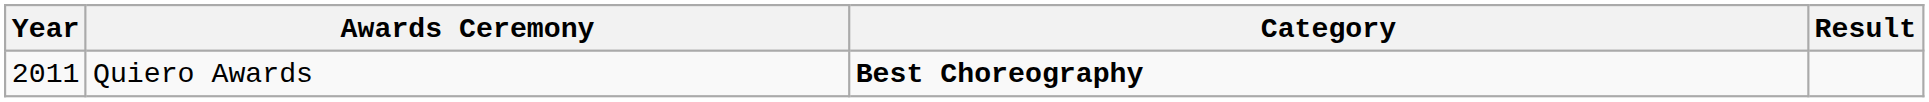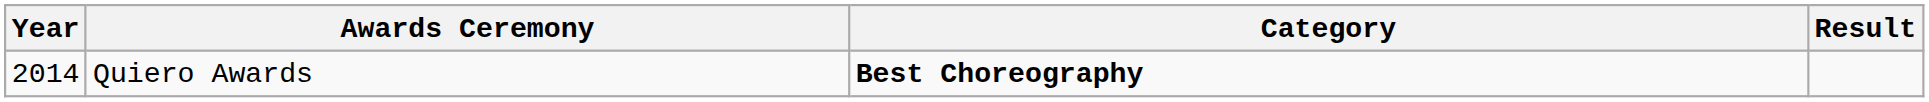(46, 74) 2011 -> (46, 74) 2014
